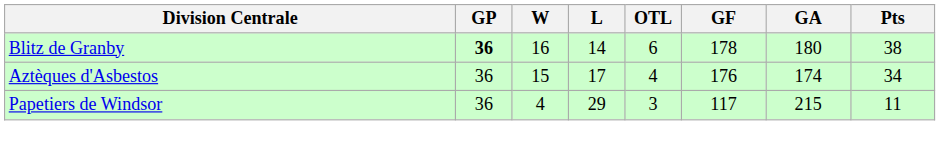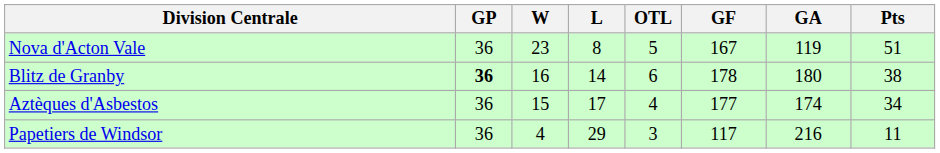+ row: (77, 47)
(724, 76) 176 -> (724, 104) 177
(808, 104) 215 -> (808, 133) 216
